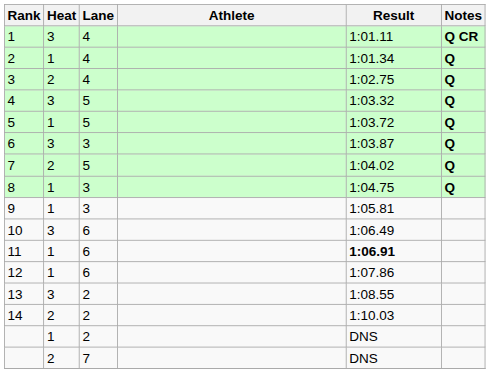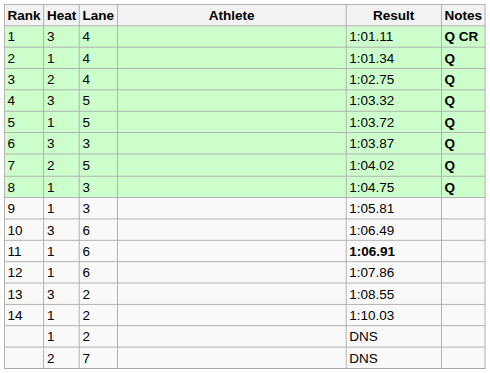(51, 315) 2 -> (51, 315) 1
